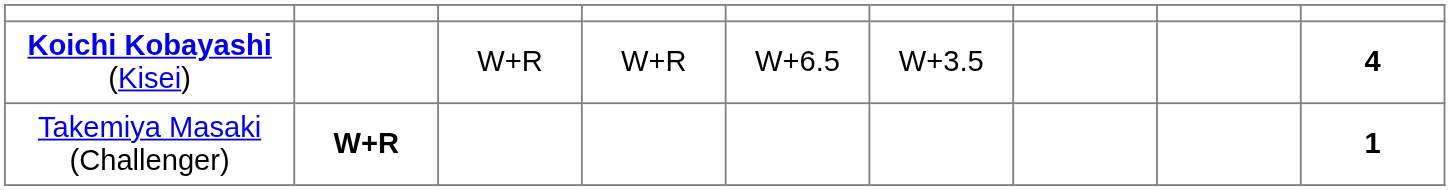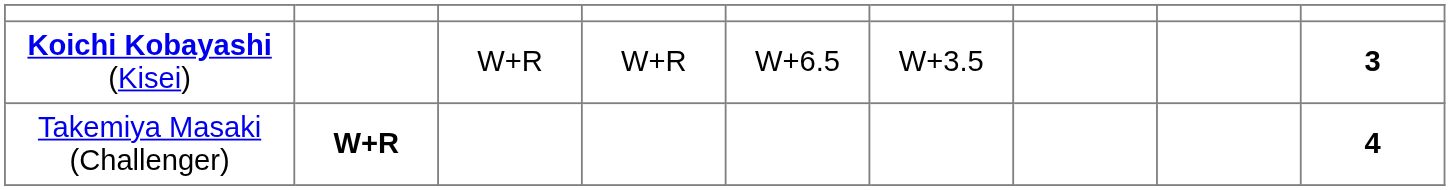(1373, 61) 4 -> (1373, 61) 3
(1373, 143) 1 -> (1373, 143) 4
